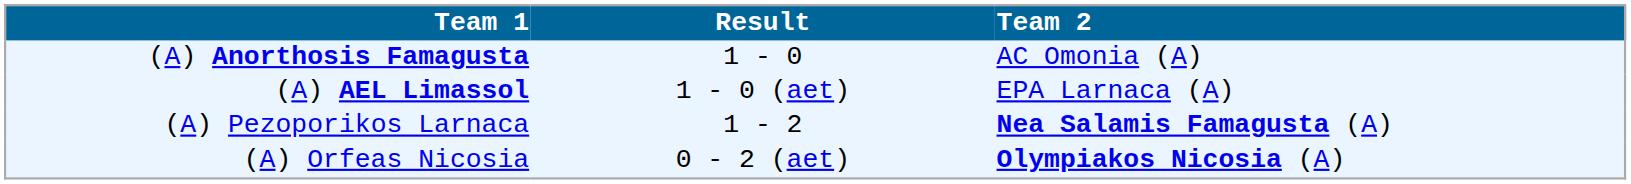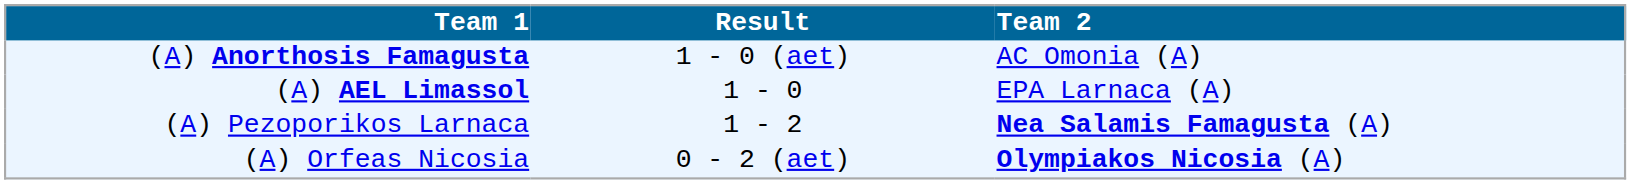(763, 58) 1 - 0 -> (763, 58) 1 - 0 (aet)
(763, 92) 1 - 0 (aet) -> (763, 92) 1 - 0
